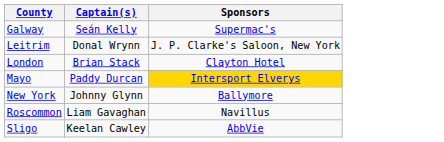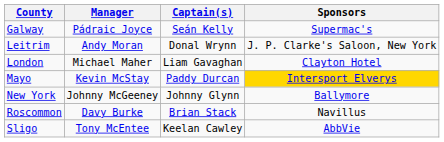+ column: (112, 13)
(106, 62) Brian Stack -> (203, 62) Liam Gavaghan
(106, 112) Liam Gavaghan -> (203, 112) Brian Stack
